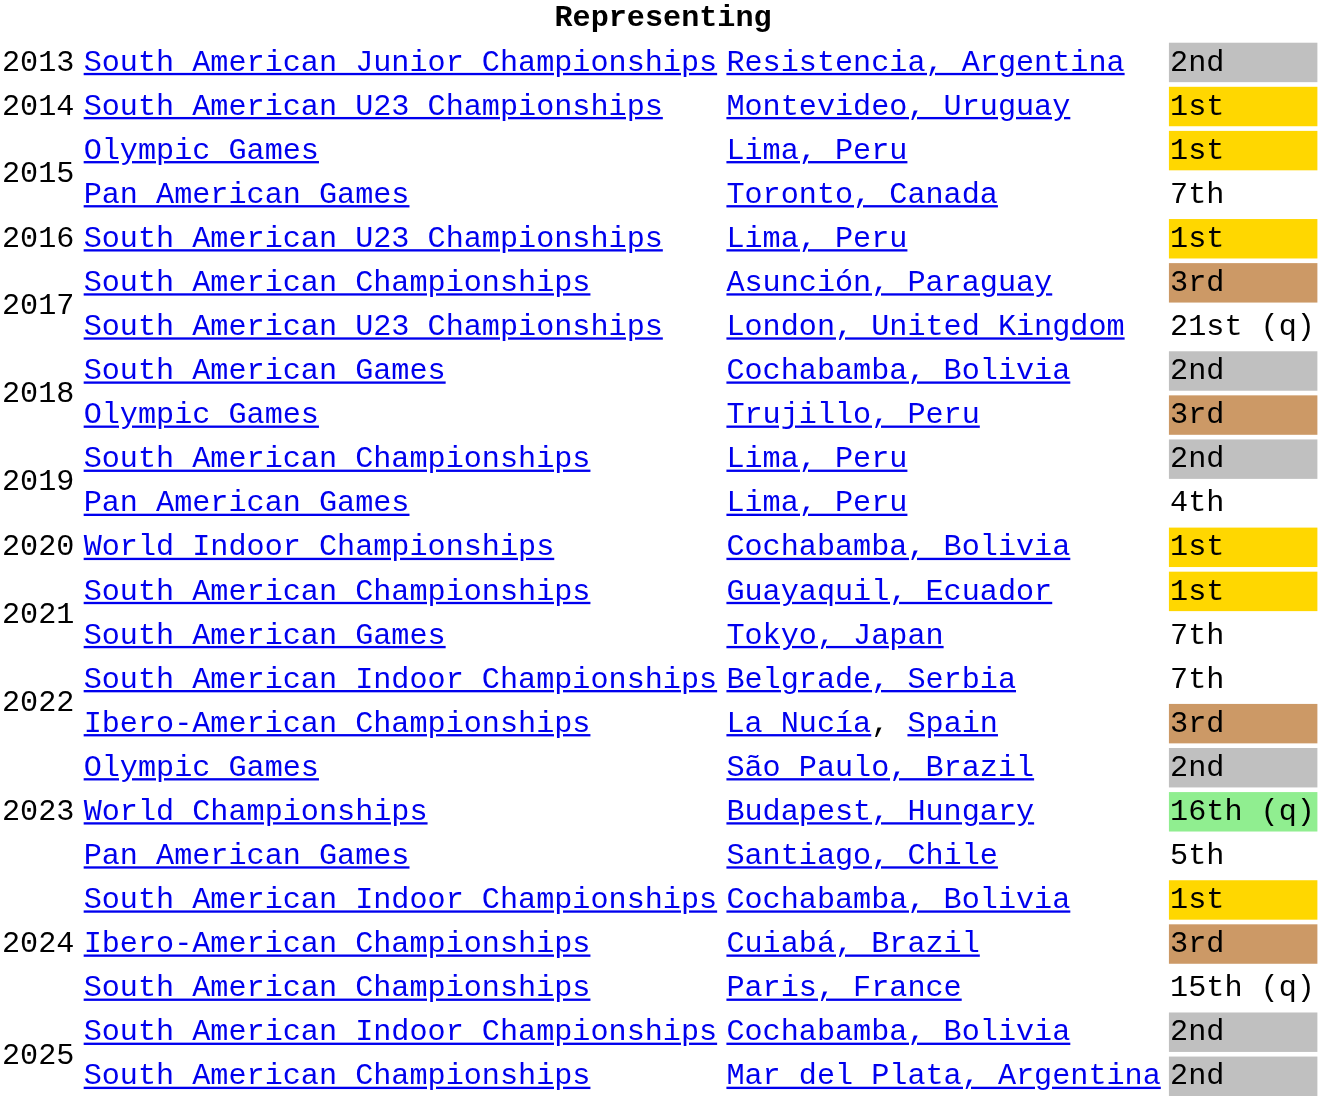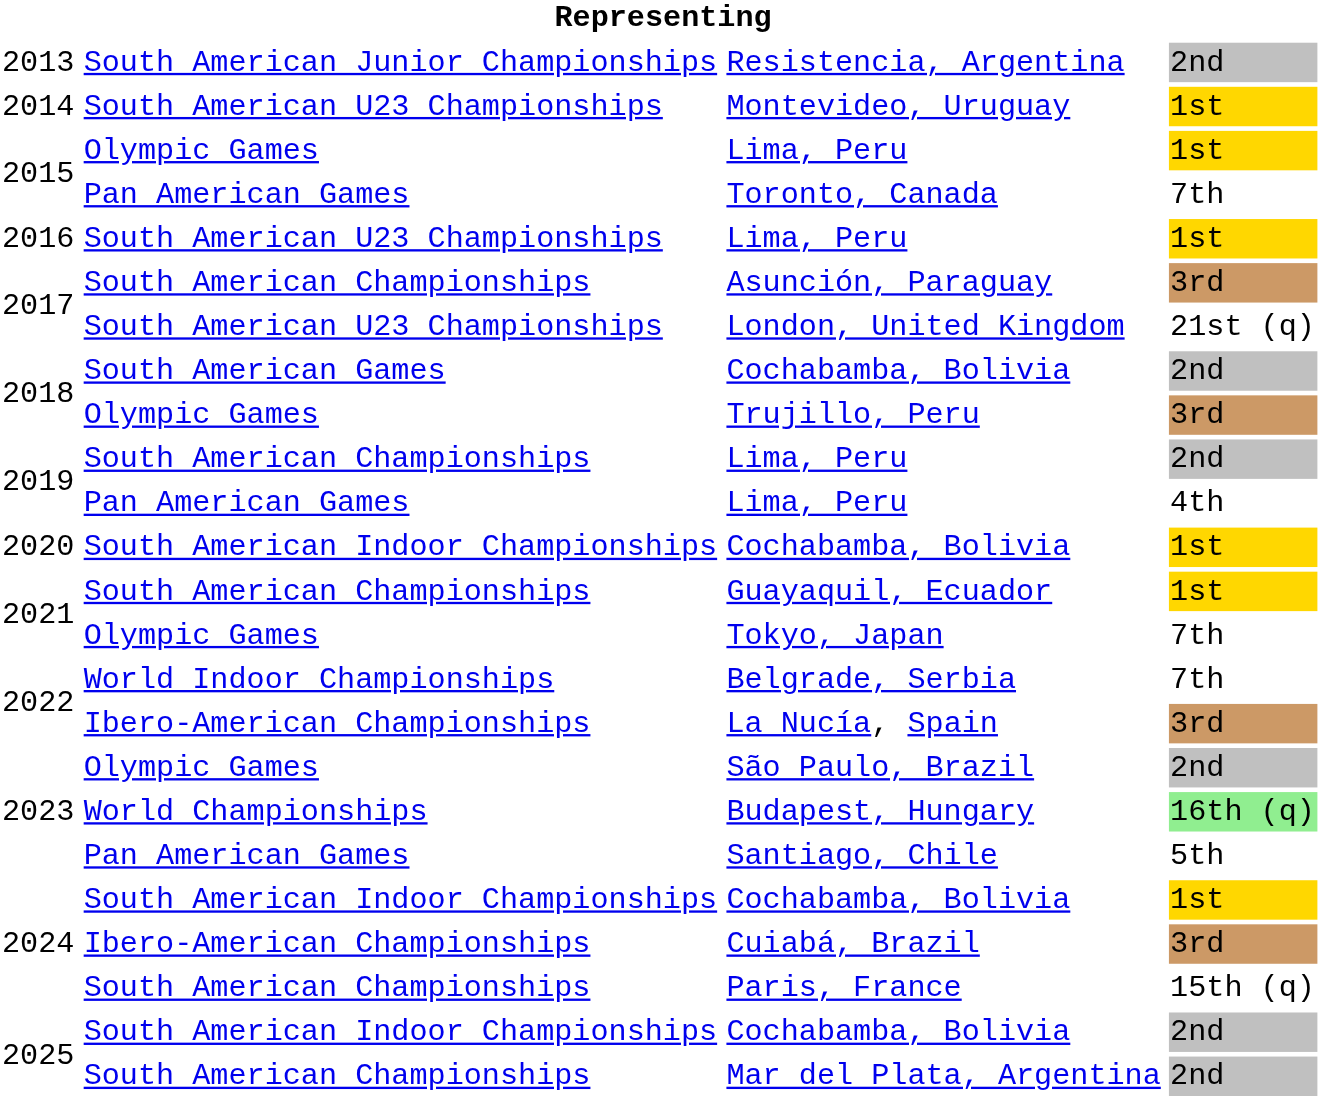(319, 547) World Indoor Championships -> (400, 547) South American Indoor Championships
(265, 635) South American Games -> (201, 635) Olympic Games
(400, 680) South American Indoor Championships -> (319, 680) World Indoor Championships
